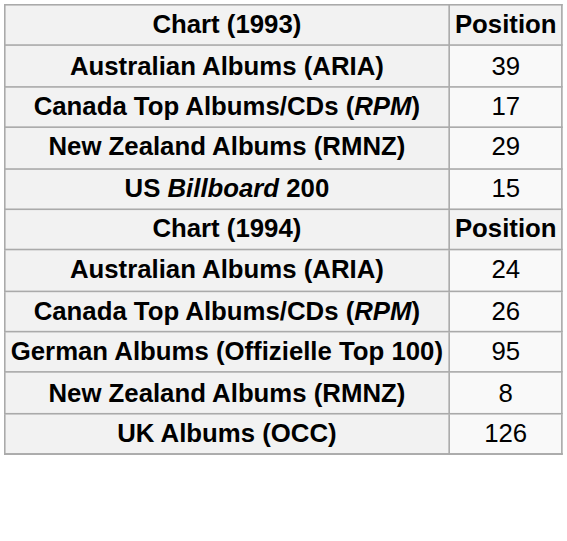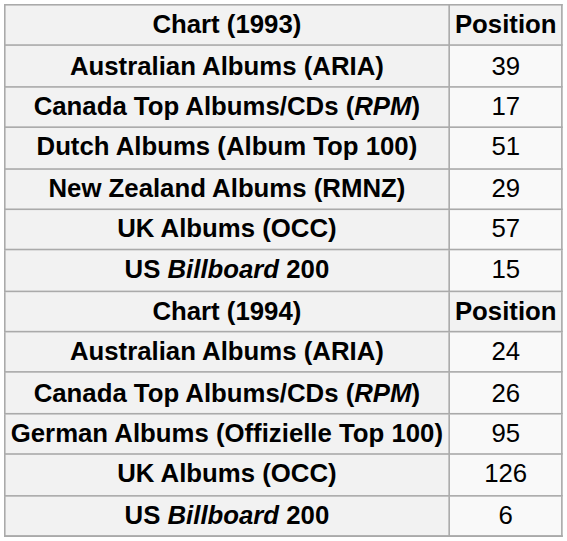+ row: (506, 147)
+ row: (506, 229)
- row: (506, 392)
+ row: (506, 515)
